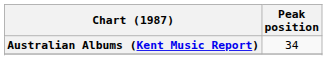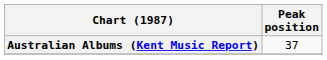(292, 45) 34 -> (292, 45) 37
